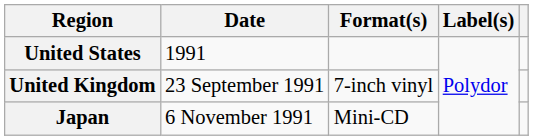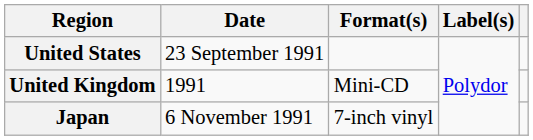(186, 53) 1991 -> (245, 53) 23 September 1991
(245, 85) 23 September 1991 -> (186, 85) 1991
(384, 85) 7-inch vinyl -> (371, 85) Mini-CD
(371, 118) Mini-CD -> (384, 118) 7-inch vinyl
